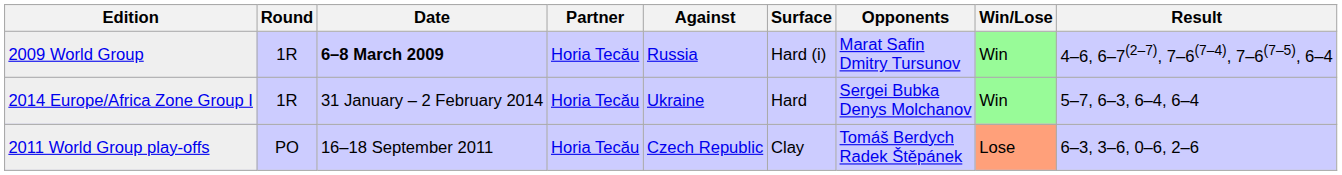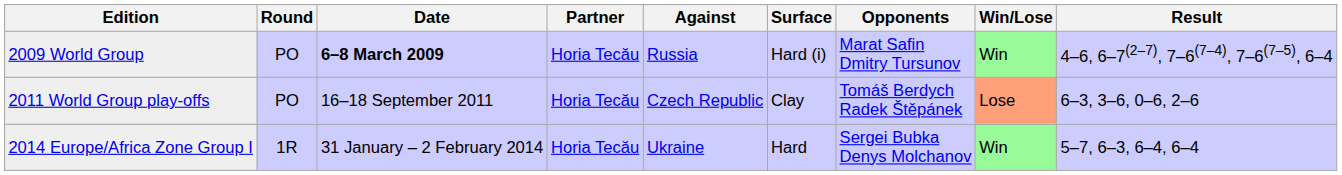(287, 54) 1R -> (287, 54) PO
rows swapped: (109, 146) <-> (131, 100)
